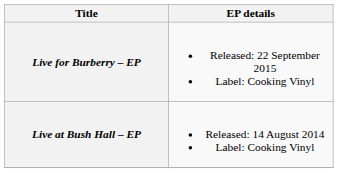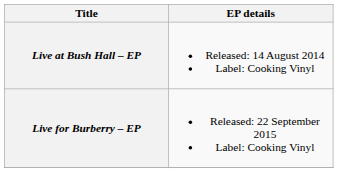rows swapped: (86, 134) <-> (86, 62)
